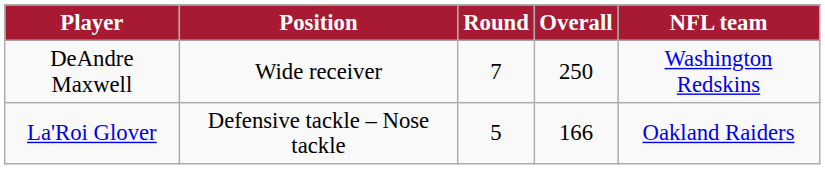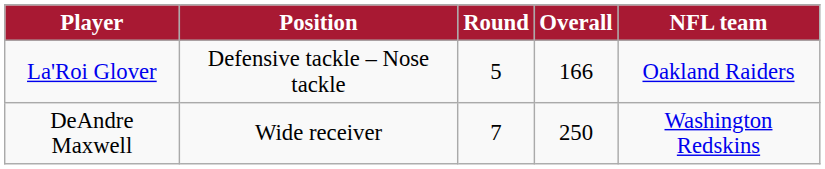rows swapped: (92, 132) <-> (92, 71)
